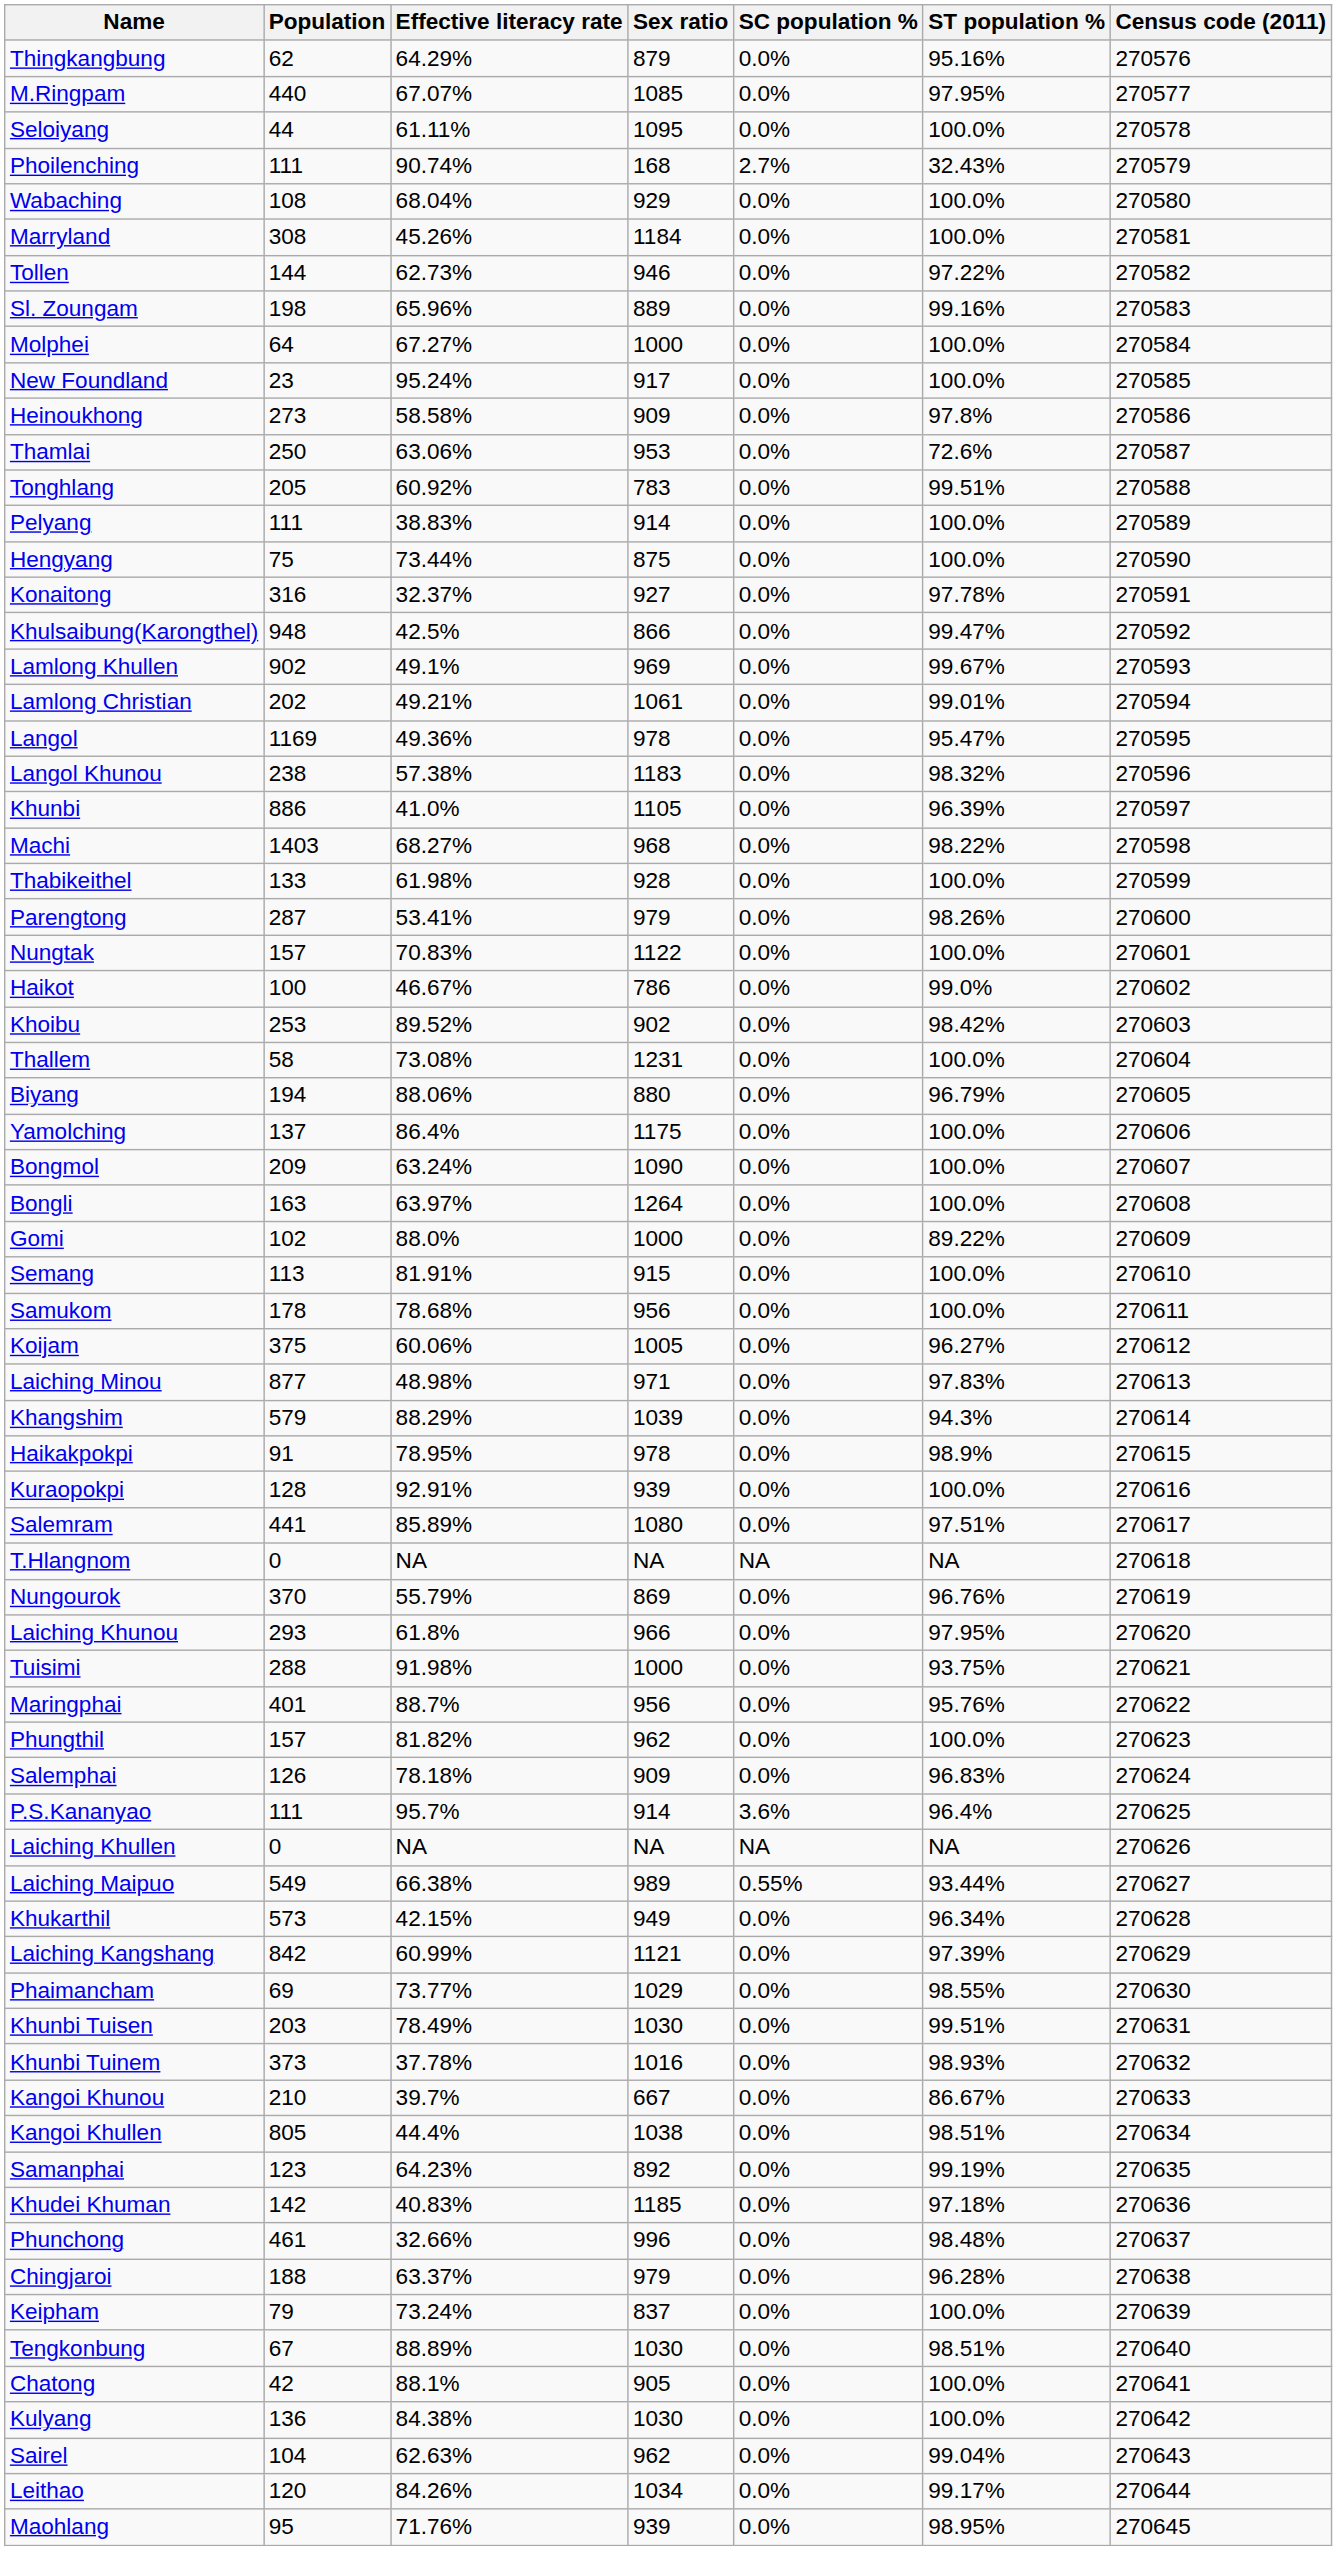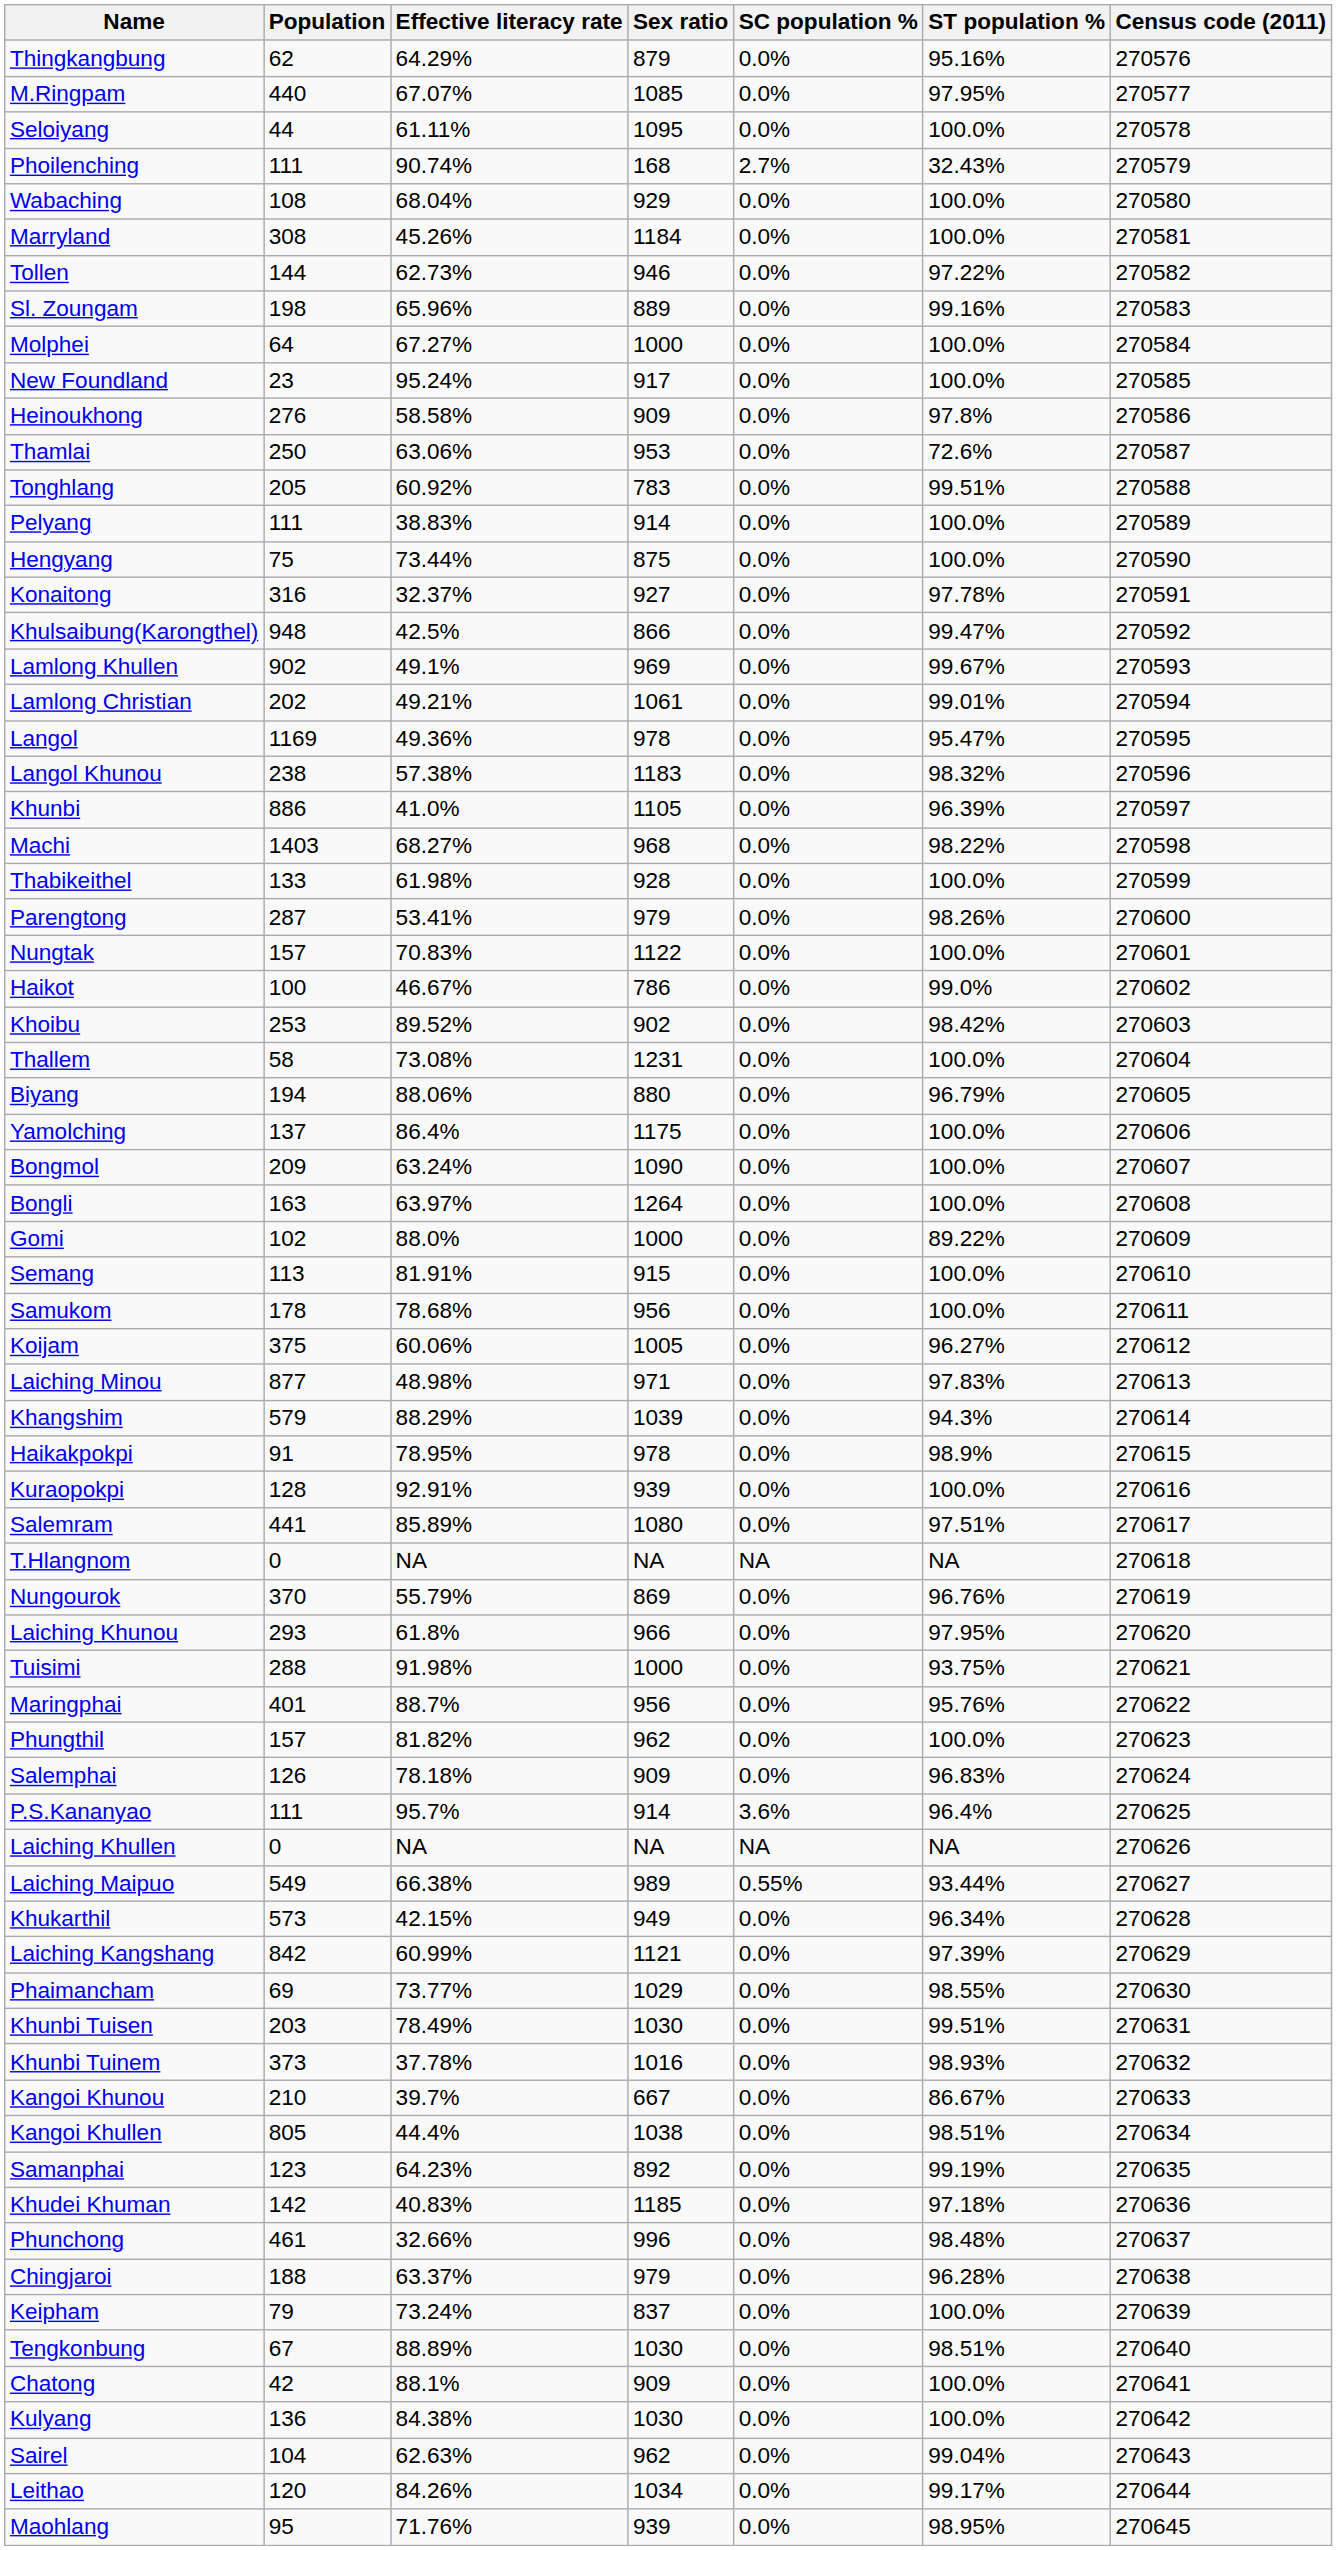(287, 415) 273 -> (287, 415) 276
(652, 2383) 905 -> (652, 2383) 909
